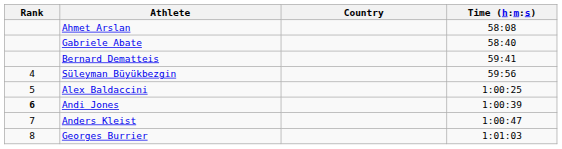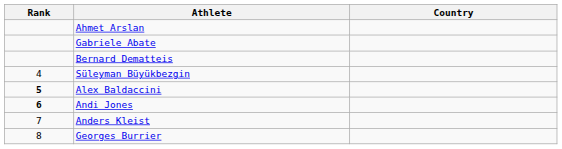- column: (502, 12)
(32, 89) normal -> (39, 89) bold
